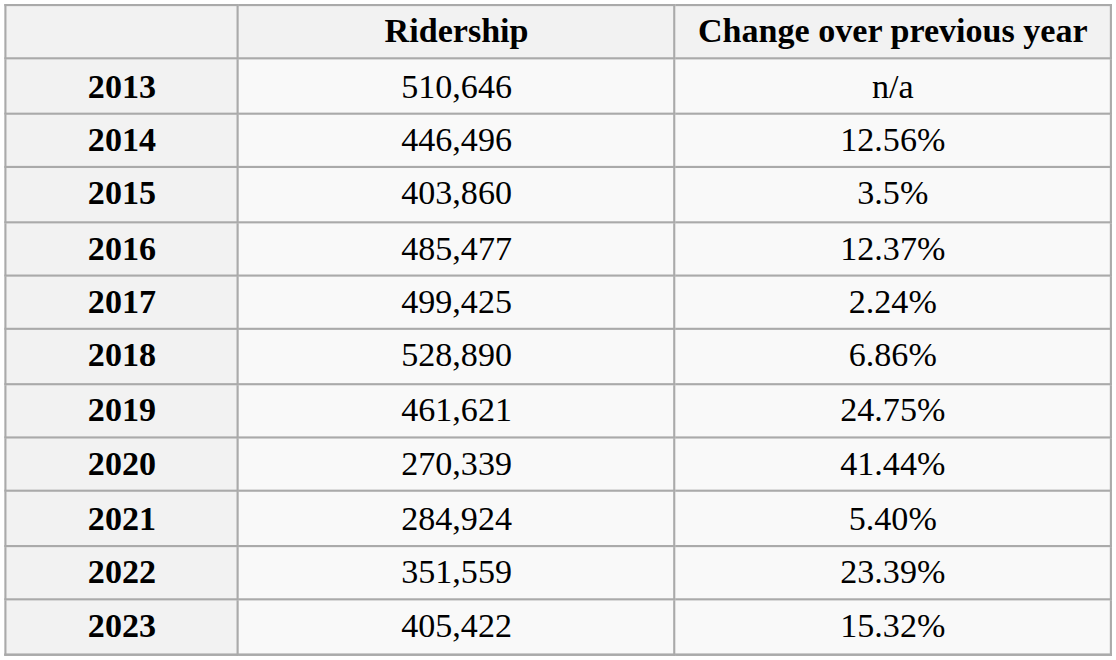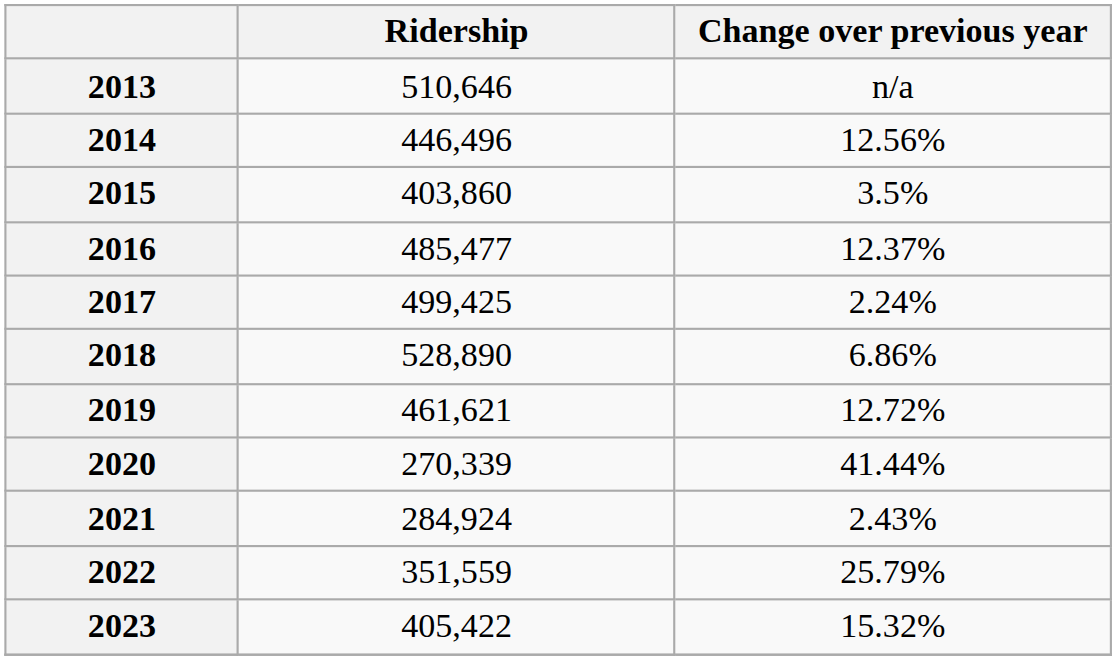(893, 409) 24.75% -> (893, 409) 12.72%
(893, 517) 5.40% -> (893, 517) 2.43%
(893, 572) 23.39% -> (893, 572) 25.79%
